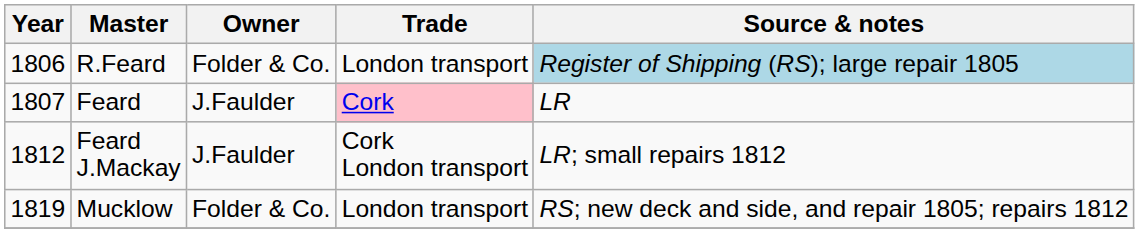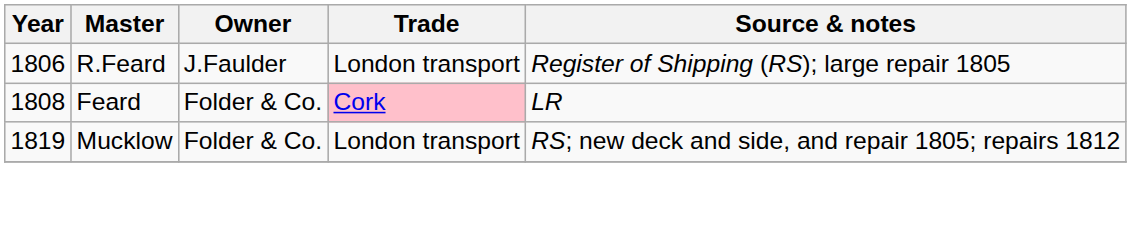(261, 63) Folder & Co. -> (235, 63) J.Faulder
(779, 63) lightblue background -> (771, 63) no background
(38, 102) 1807 -> (38, 102) 1808
(243, 102) J.Faulder -> (253, 102) Folder & Co.
- row: (129, 155)
